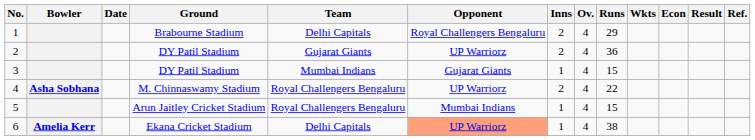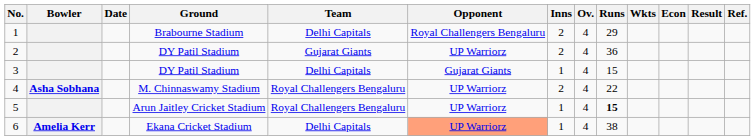(338, 70) Mumbai Indians -> (338, 70) Delhi Capitals
(478, 107) Mumbai Indians -> (478, 107) UP Warriorz
(612, 107) normal -> (612, 107) bold
